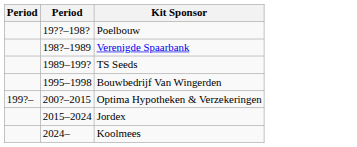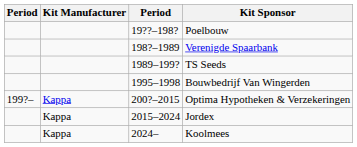+ column: (84, 13)
